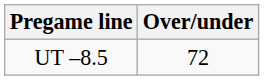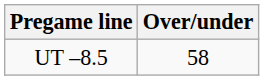(198, 57) 72 -> (198, 57) 58
